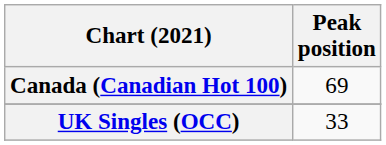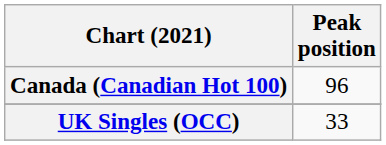(337, 85) 69 -> (337, 85) 96
